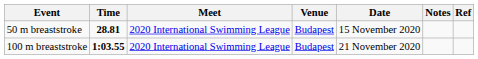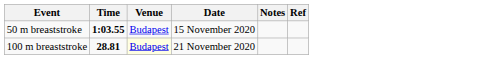- column: (210, 12)
(108, 29) 28.81 -> (108, 29) 1:03.55
(108, 46) 1:03.55 -> (108, 46) 28.81
(314, 46) no background -> (149, 46) lightyellow background
